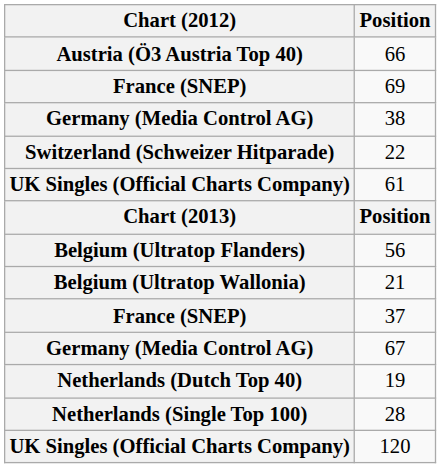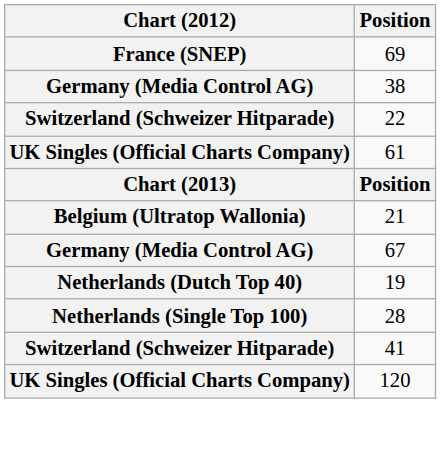- row: (395, 53)
- row: (395, 250)
- row: (395, 315)
+ row: (395, 348)
